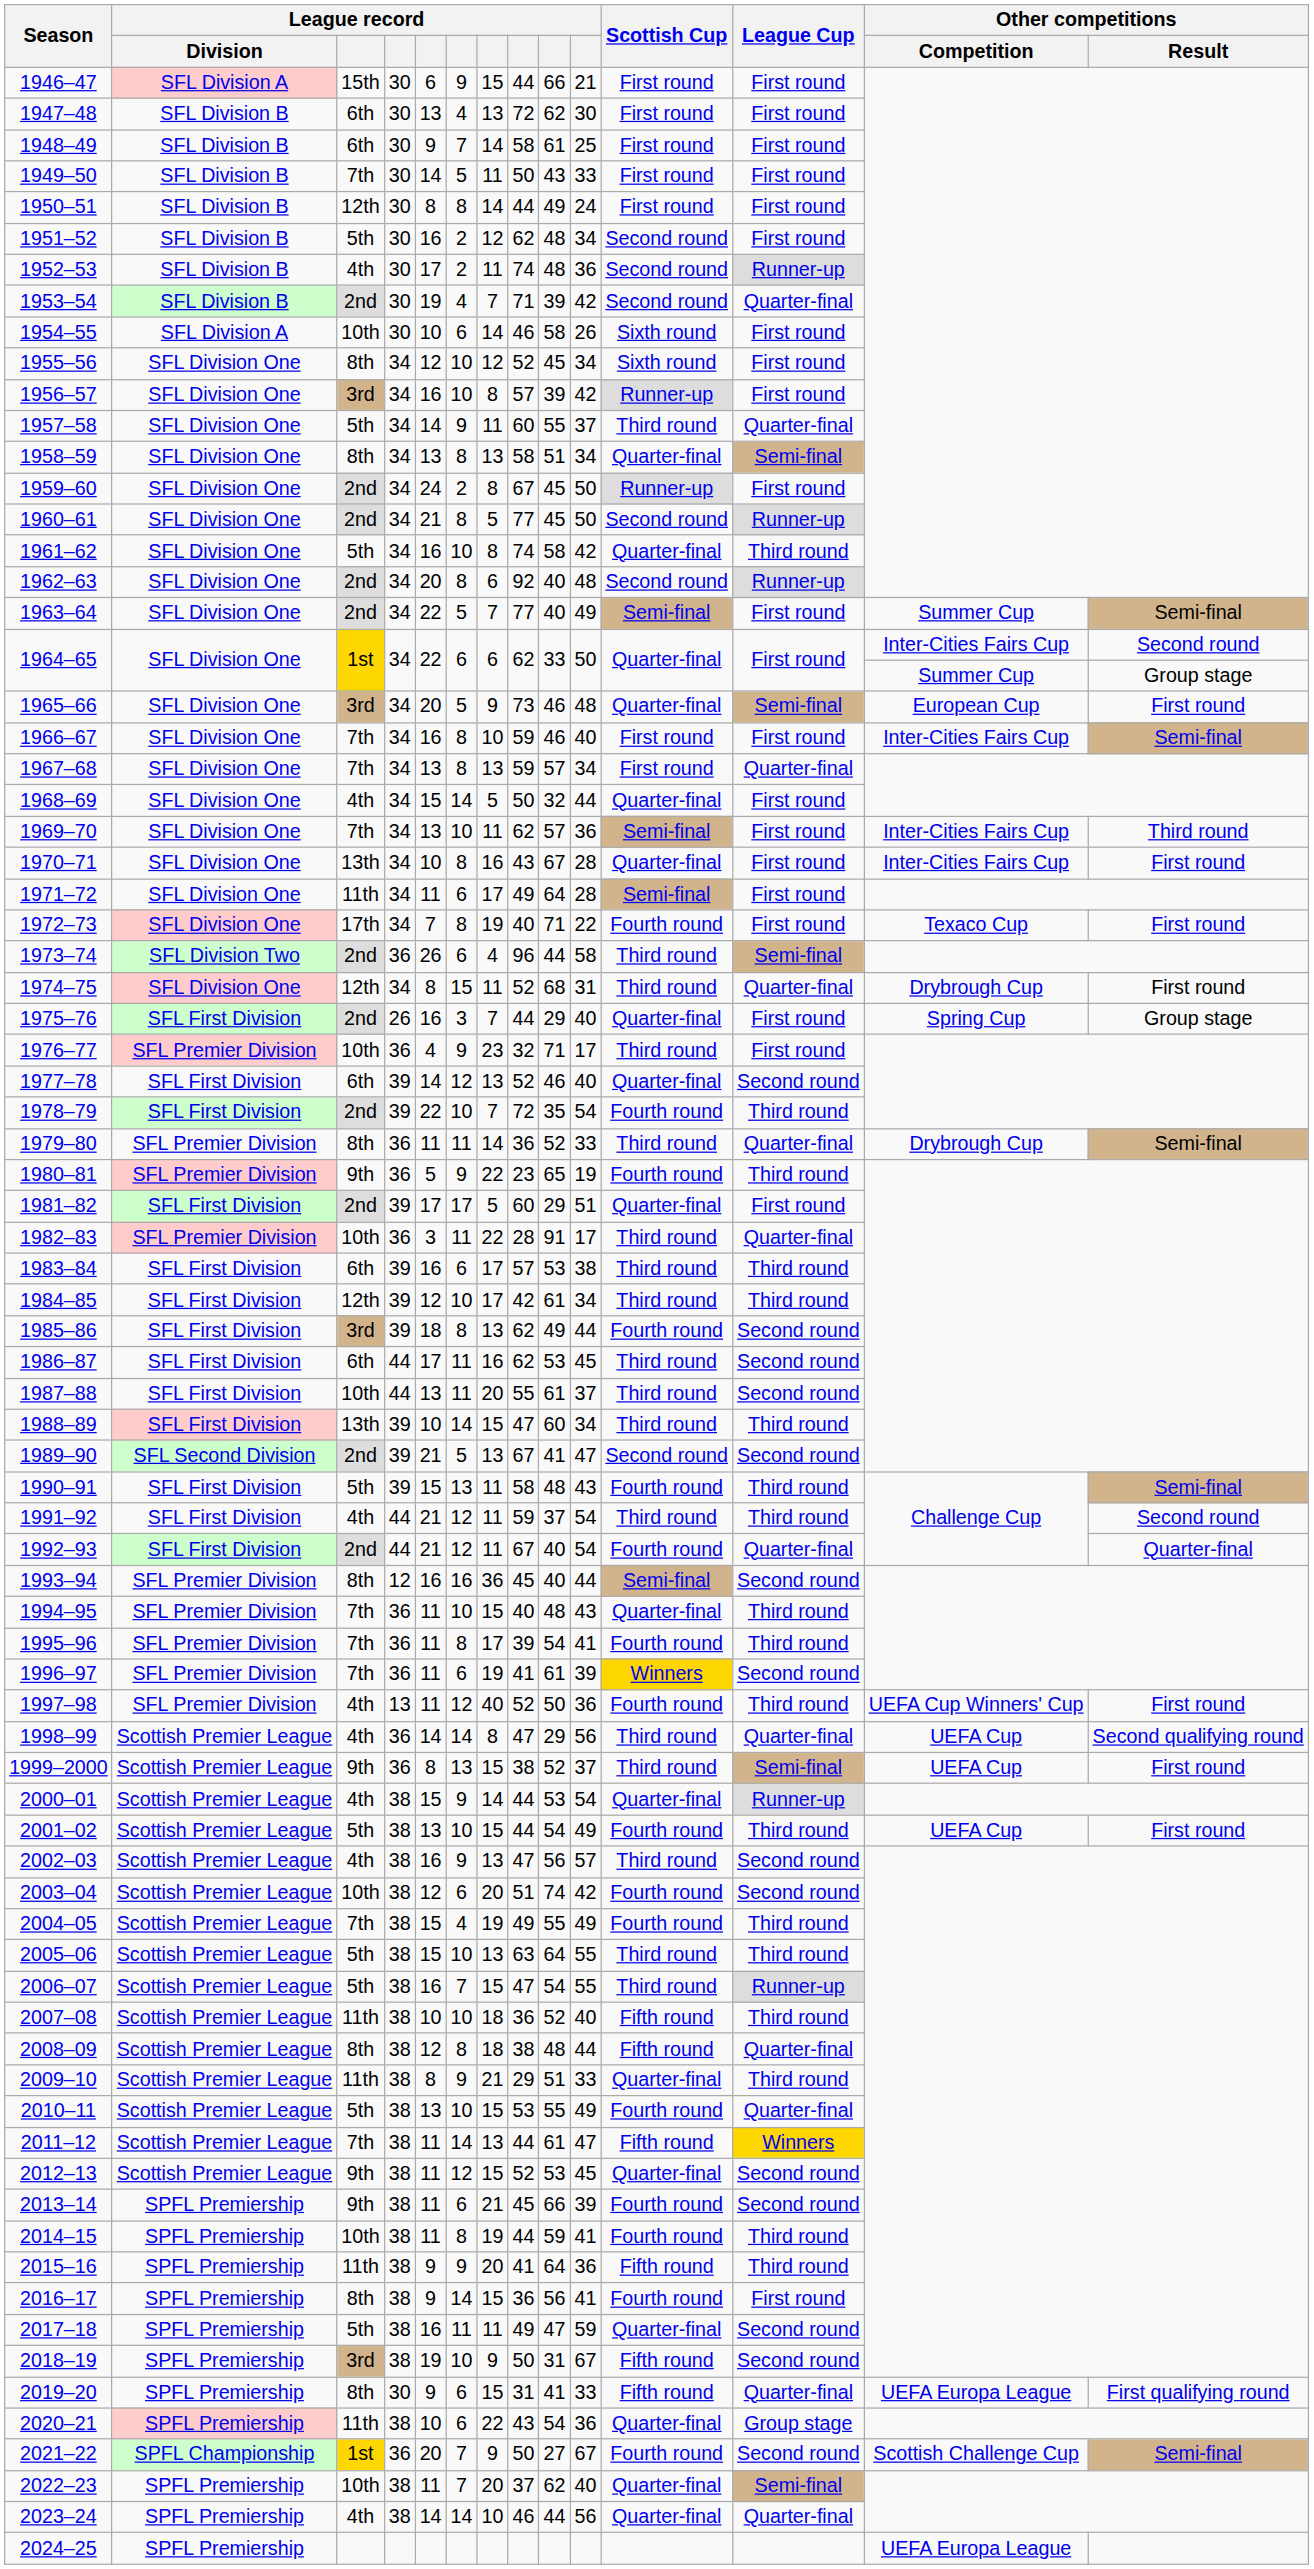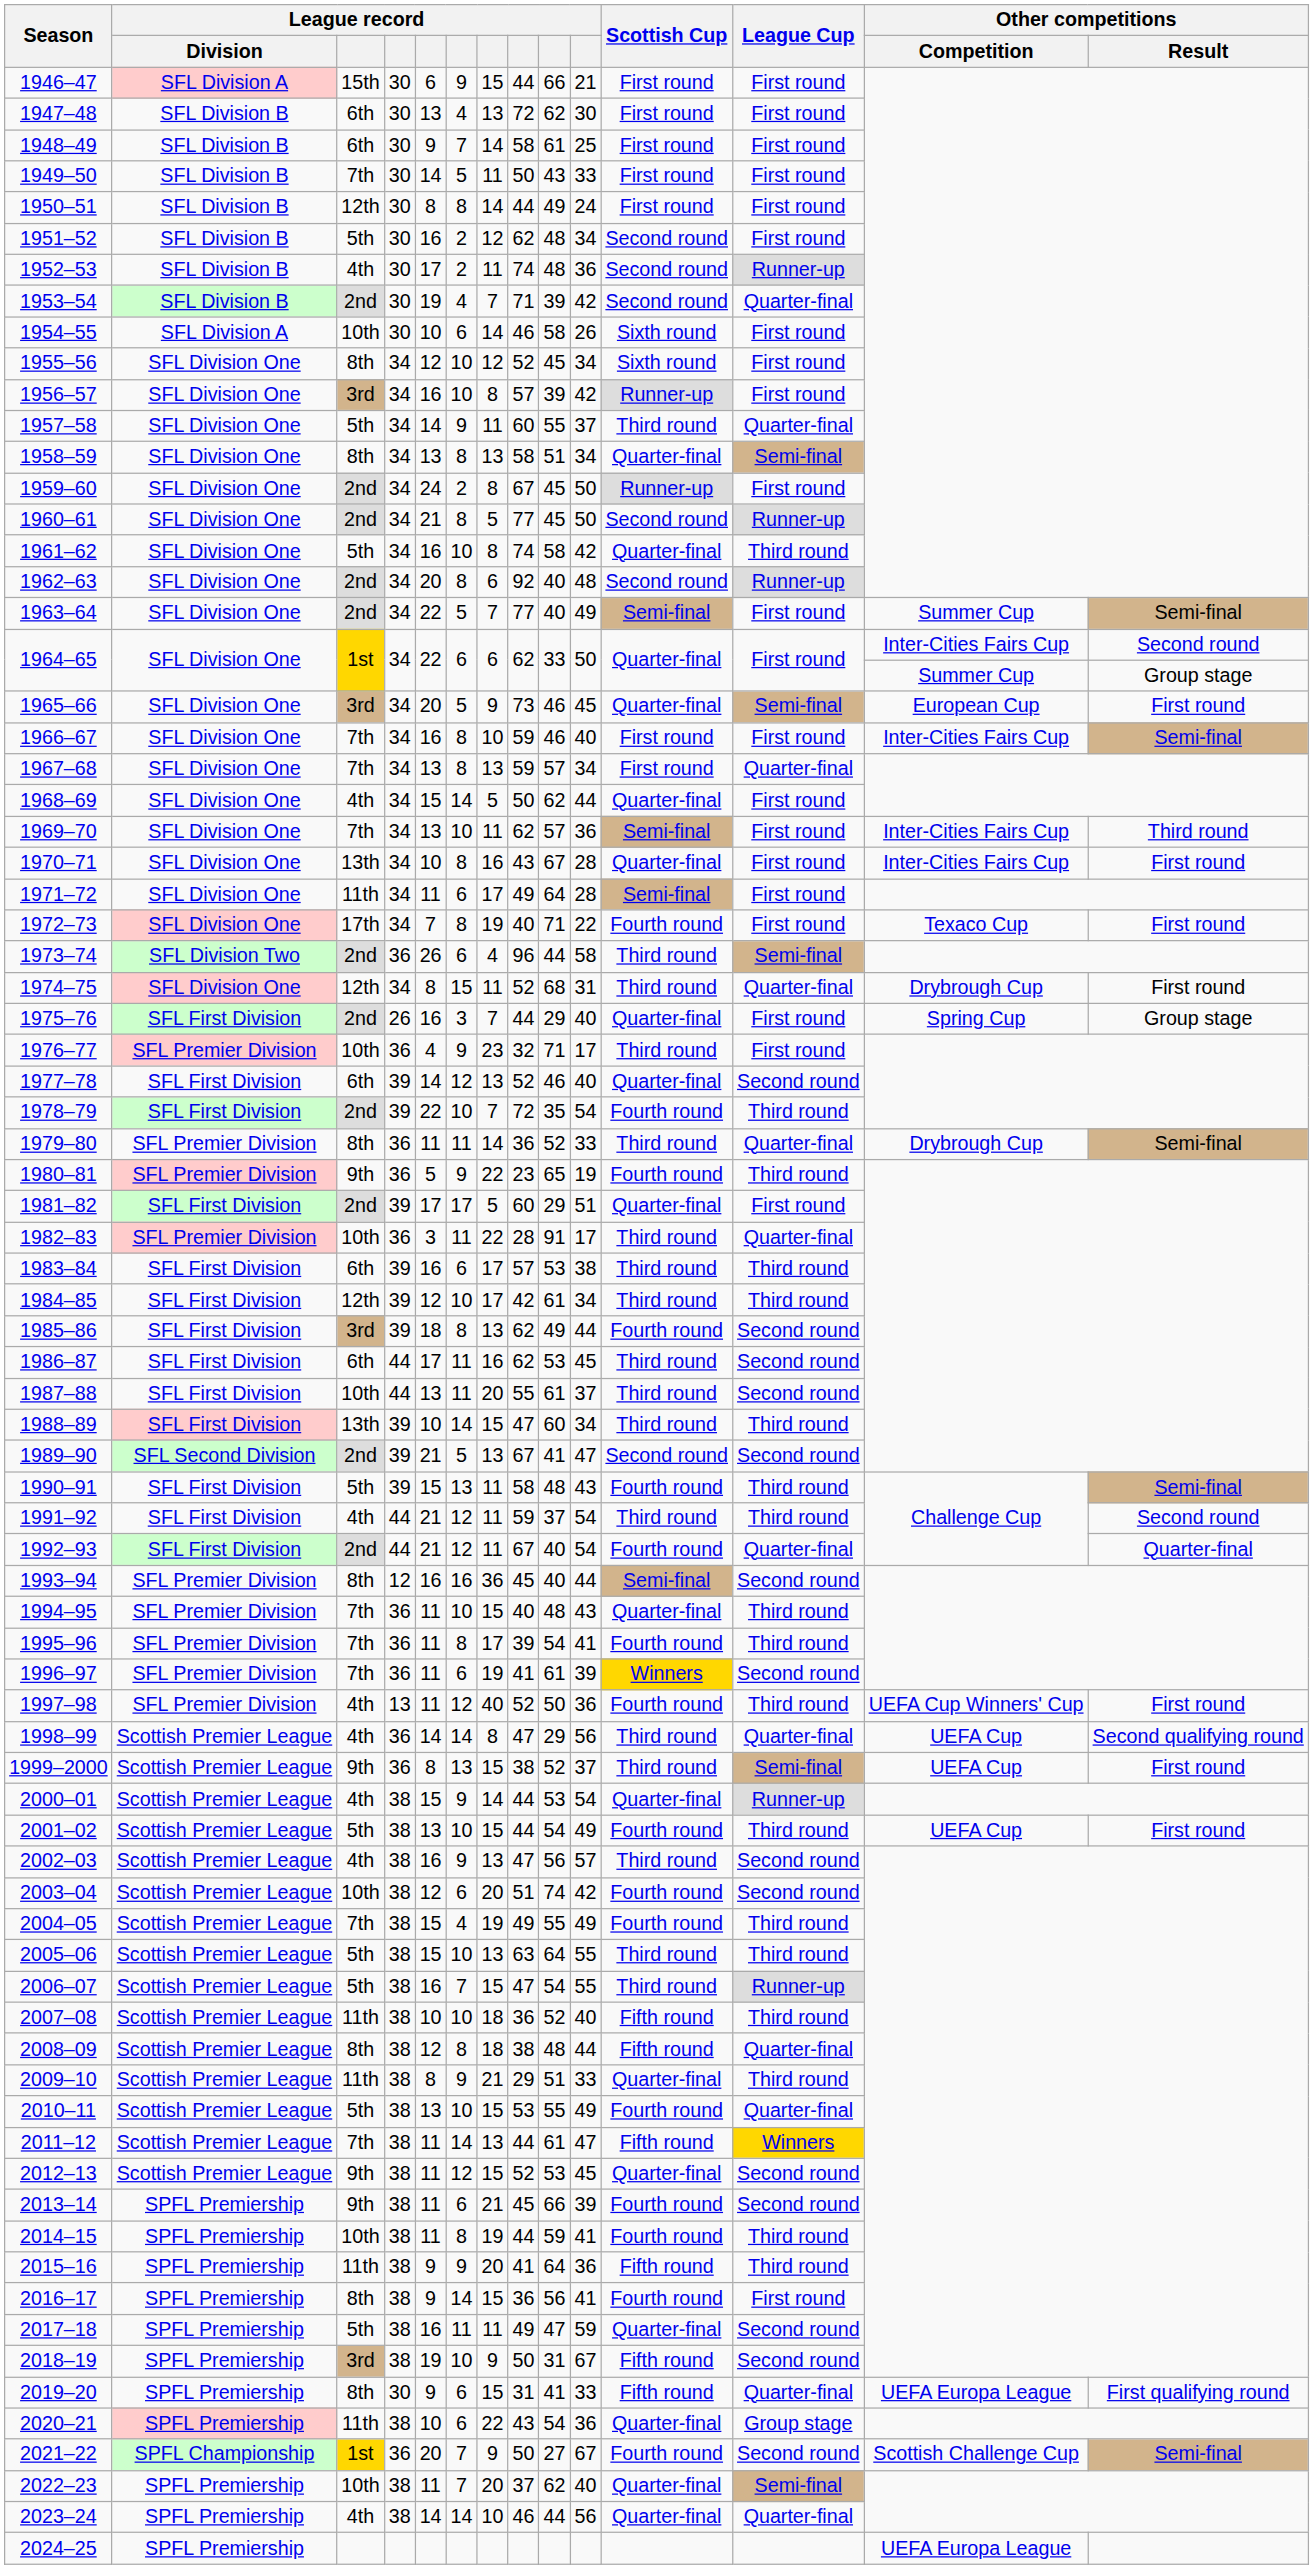(585, 706) 48 -> (585, 706) 45
(554, 800) 32 -> (554, 800) 62
